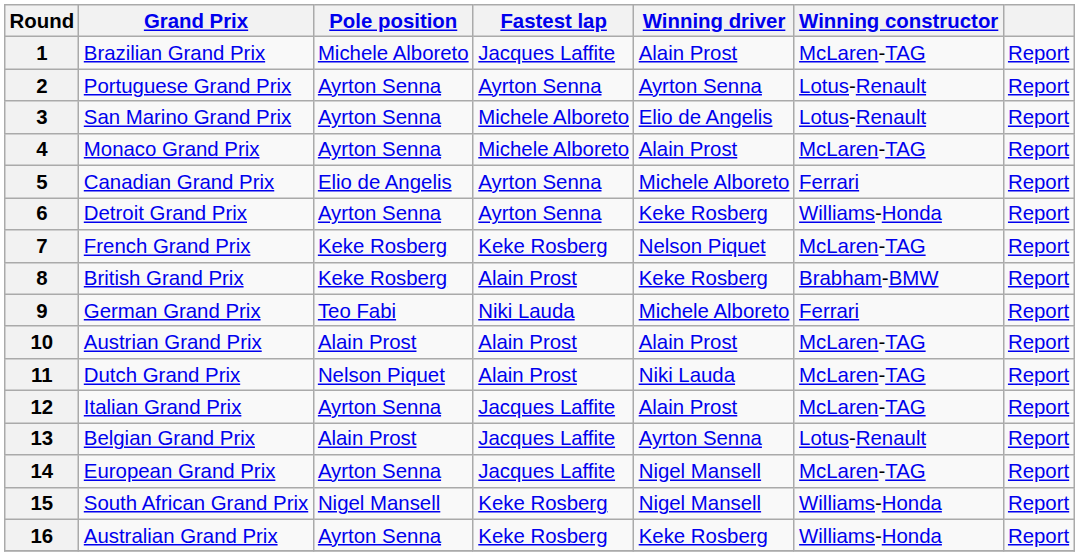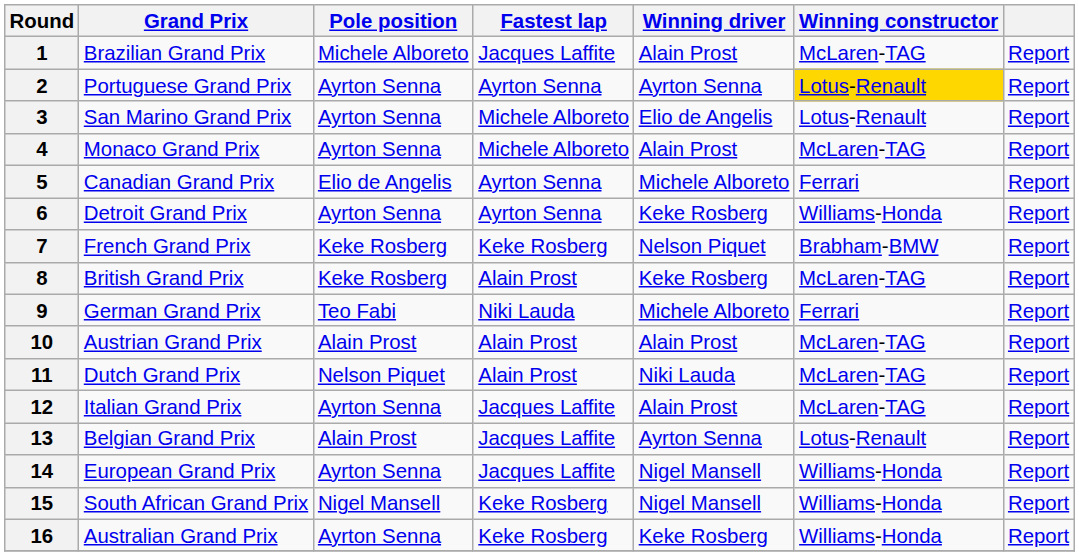(863, 85) no background -> (863, 85) gold background
(862, 246) McLaren-TAG -> (869, 246) Brabham-BMW
(869, 278) Brabham-BMW -> (862, 278) McLaren-TAG
(862, 471) McLaren-TAG -> (870, 471) Williams-Honda
